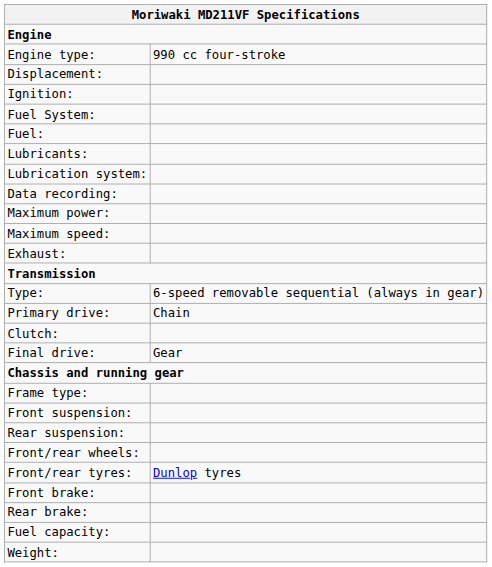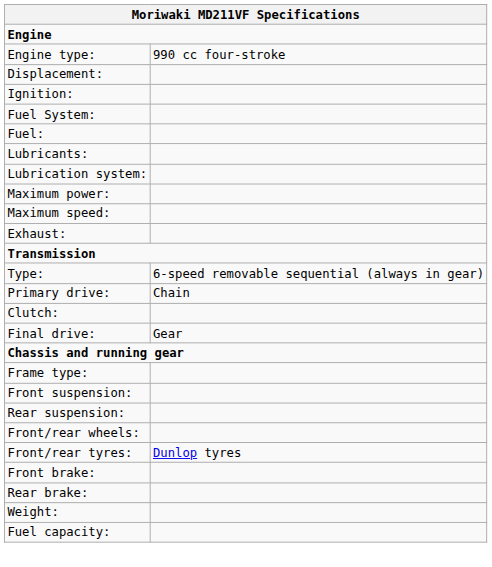- row: (63, 194)
rows swapped: (33, 552) <-> (59, 532)
